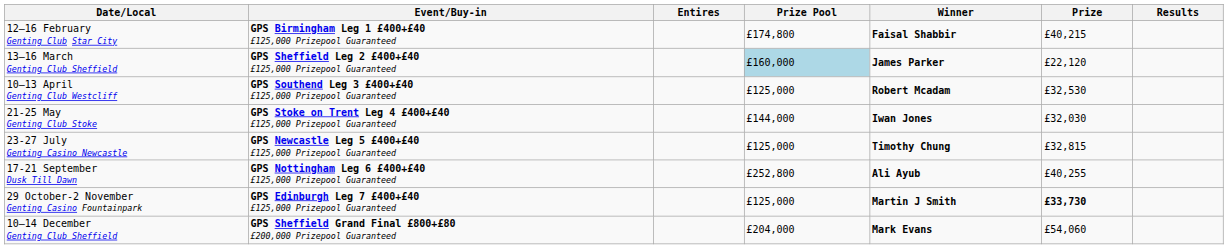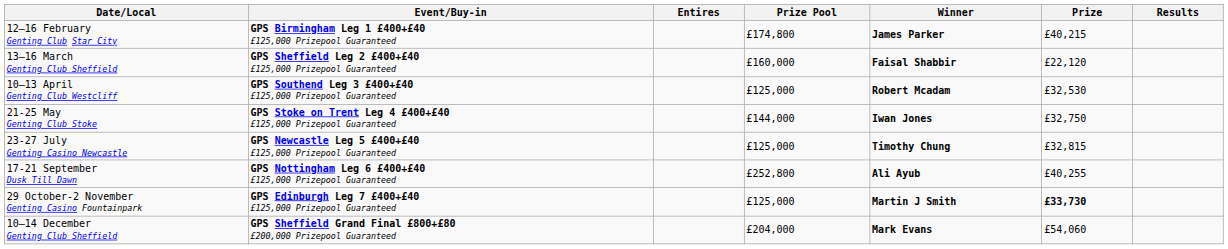(914, 35) Faisal Shabbir -> (908, 35) James Parker
(770, 62) lightblue background -> (770, 62) no background
(908, 62) James Parker -> (914, 62) Faisal Shabbir
(1065, 118) £32,030 -> (1065, 118) £32,750
